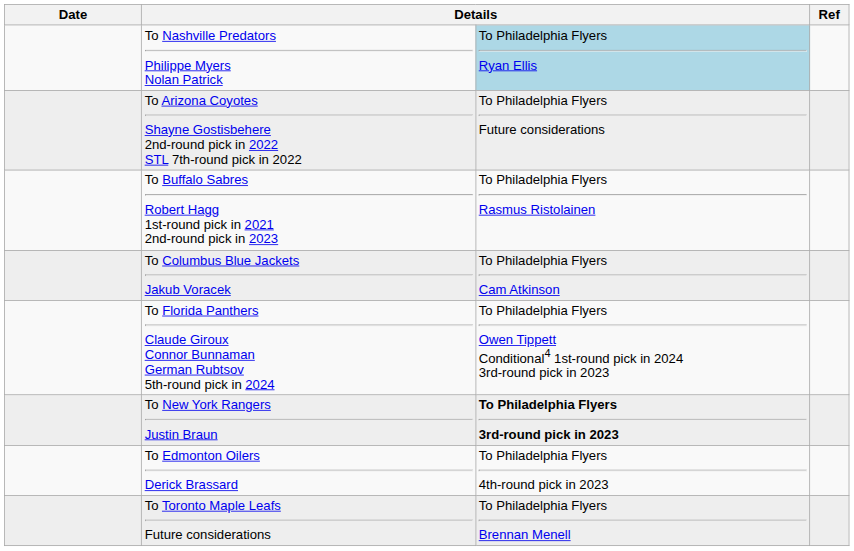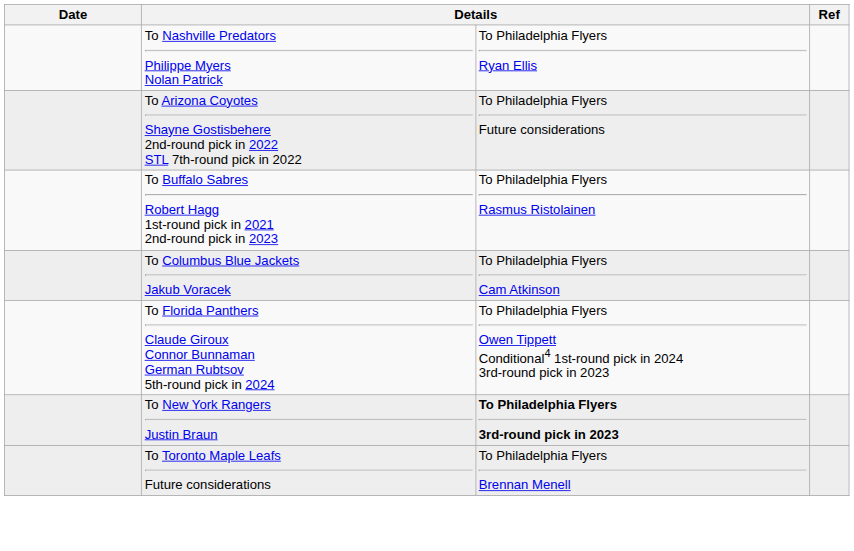(643, 50) lightblue background -> (643, 50) no background
- row: (309, 470)
